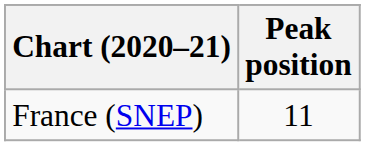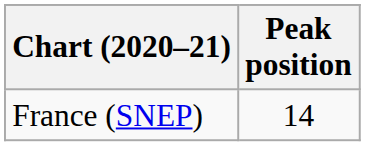(298, 114) 11 -> (298, 114) 14
